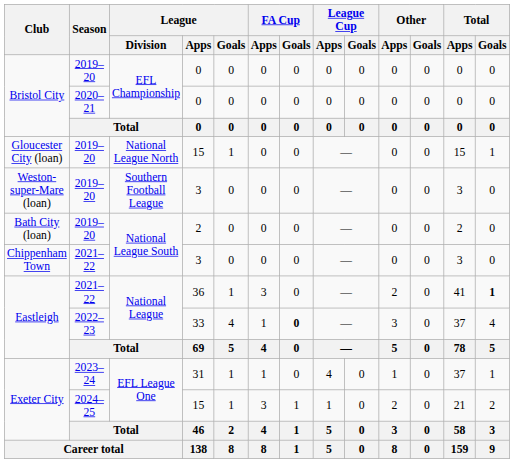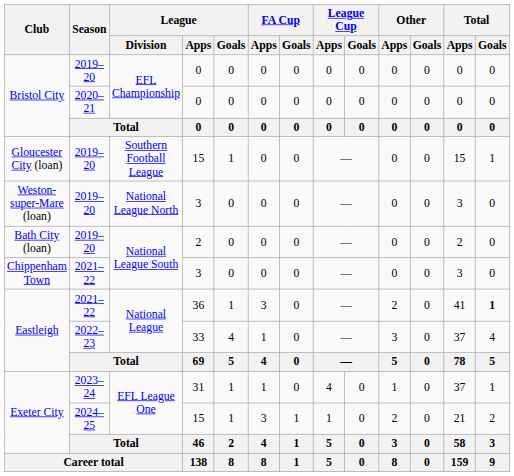(146, 152) National League North -> (146, 158) Southern Football League
(146, 190) Southern Football League -> (146, 203) National League North
(296, 323) bold -> (296, 336) normal
